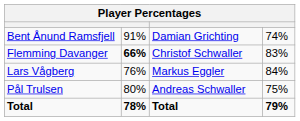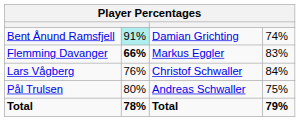(135, 36) no background -> (135, 36) paleturquoise background
(197, 54) Christof Schwaller -> (188, 54) Markus Eggler
(188, 71) Markus Eggler -> (197, 71) Christof Schwaller
